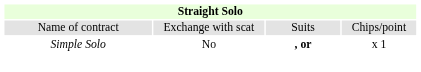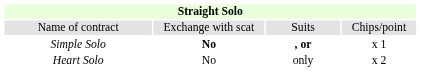(209, 44) normal -> (209, 44) bold
+ row: (78, 60)
